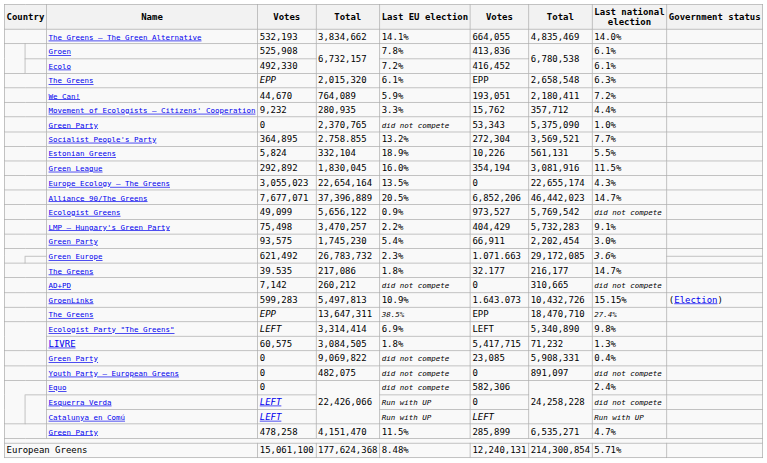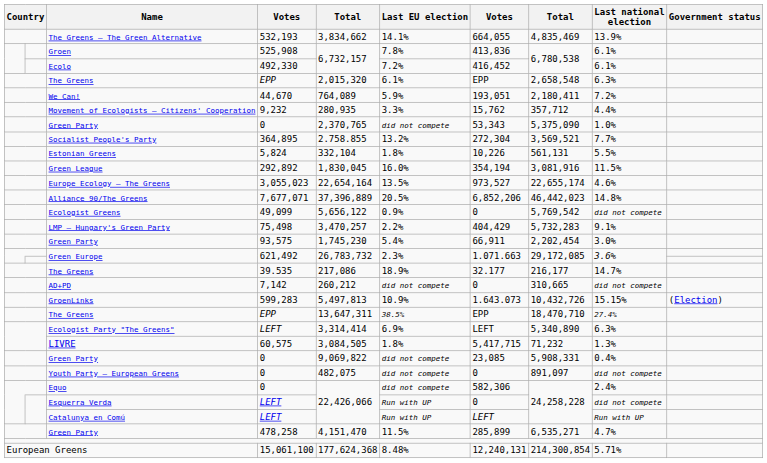(608, 37) 14.0% -> (608, 37) 13.9%
(395, 154) 18.9% -> (393, 154) 1.8%
(475, 183) 0 -> (491, 183) 973,527
(605, 183) 4.3% -> (605, 183) 4.6%
(608, 197) 14.7% -> (608, 197) 14.8%
(491, 212) 973,527 -> (475, 212) 0
(393, 271) 1.8% -> (395, 271) 18.9%
(605, 329) 9.8% -> (605, 329) 6.3%
